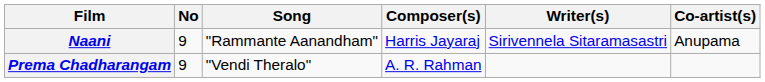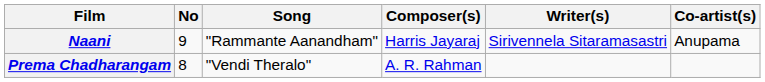(182, 65) 9 -> (182, 65) 8
